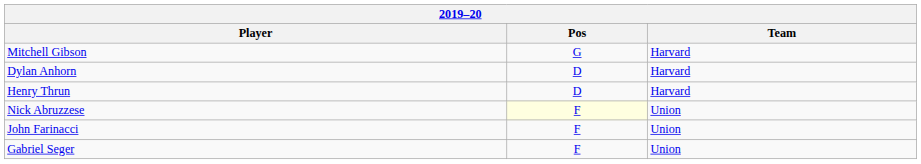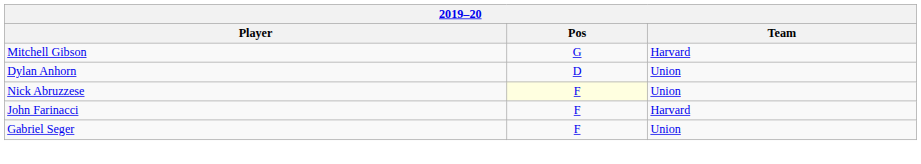(670, 71) Harvard -> (666, 71) Union
- row: (39, 91)
(666, 129) Union -> (670, 110) Harvard
